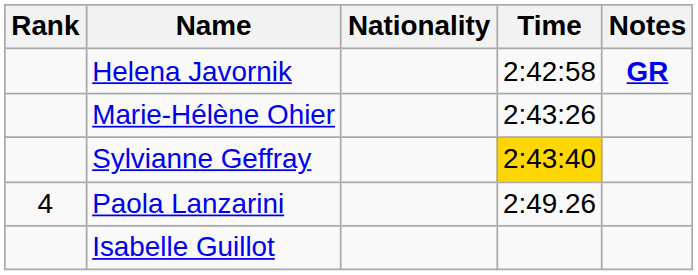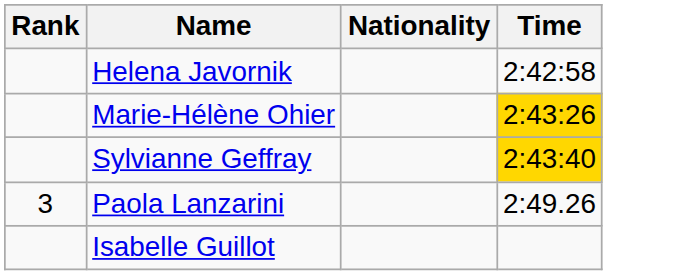- column: (648, 26)
(550, 114) no background -> (550, 114) gold background
(45, 203) 4 -> (45, 203) 3
